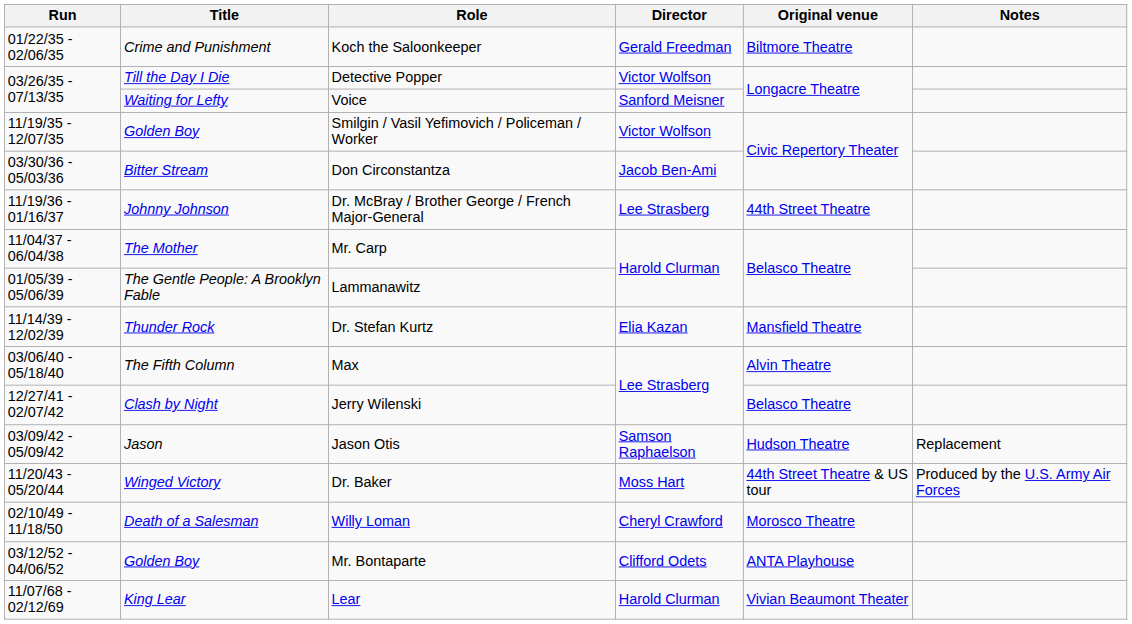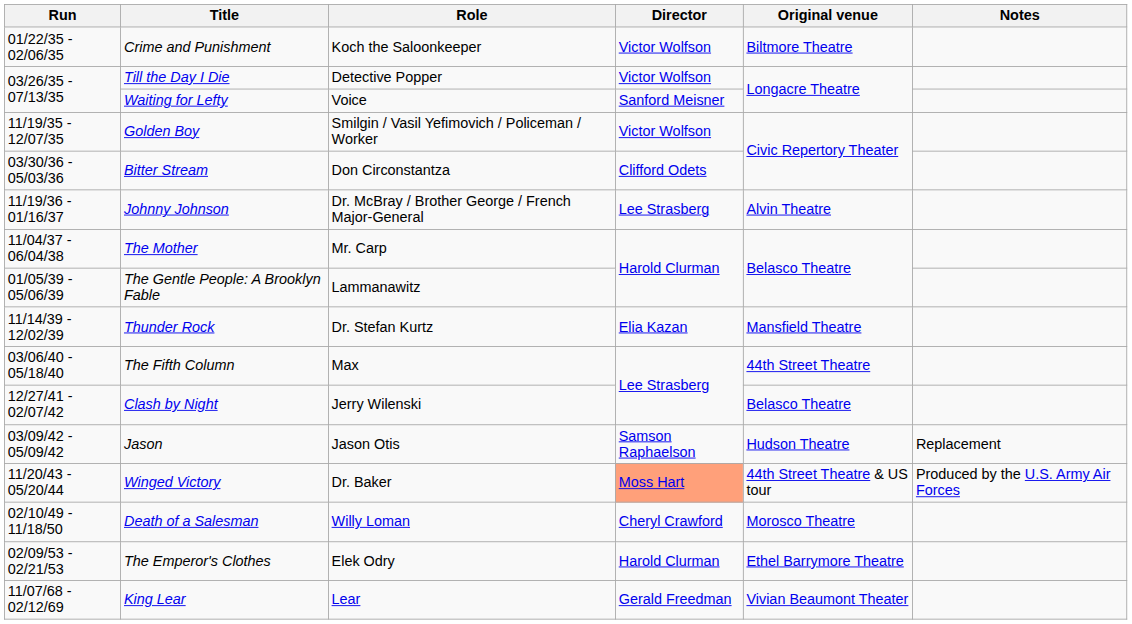(675, 46) Gerald Freedman -> (665, 46) Victor Wolfson
(668, 170) Jacob Ben-Ami -> (663, 170) Clifford Odets
(808, 209) 44th Street Theatre -> (789, 209) Alvin Theatre
(789, 365) Alvin Theatre -> (808, 365) 44th Street Theatre
(652, 482) no background -> (652, 482) lightsalmon background
- row: (379, 560)
+ row: (363, 560)
(669, 600) Harold Clurman -> (675, 600) Gerald Freedman
